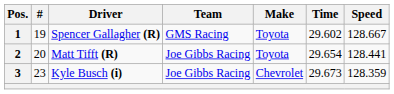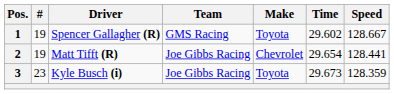(40, 54) 20 -> (40, 54) 19
(272, 54) Toyota -> (279, 54) Chevrolet
(279, 73) Chevrolet -> (272, 73) Toyota
